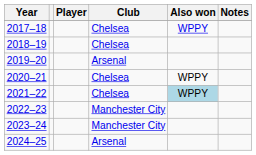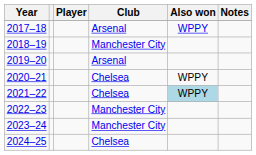(110, 28) Chelsea -> (109, 28) Arsenal
(110, 45) Chelsea -> (128, 45) Manchester City
(109, 142) Arsenal -> (110, 142) Chelsea
